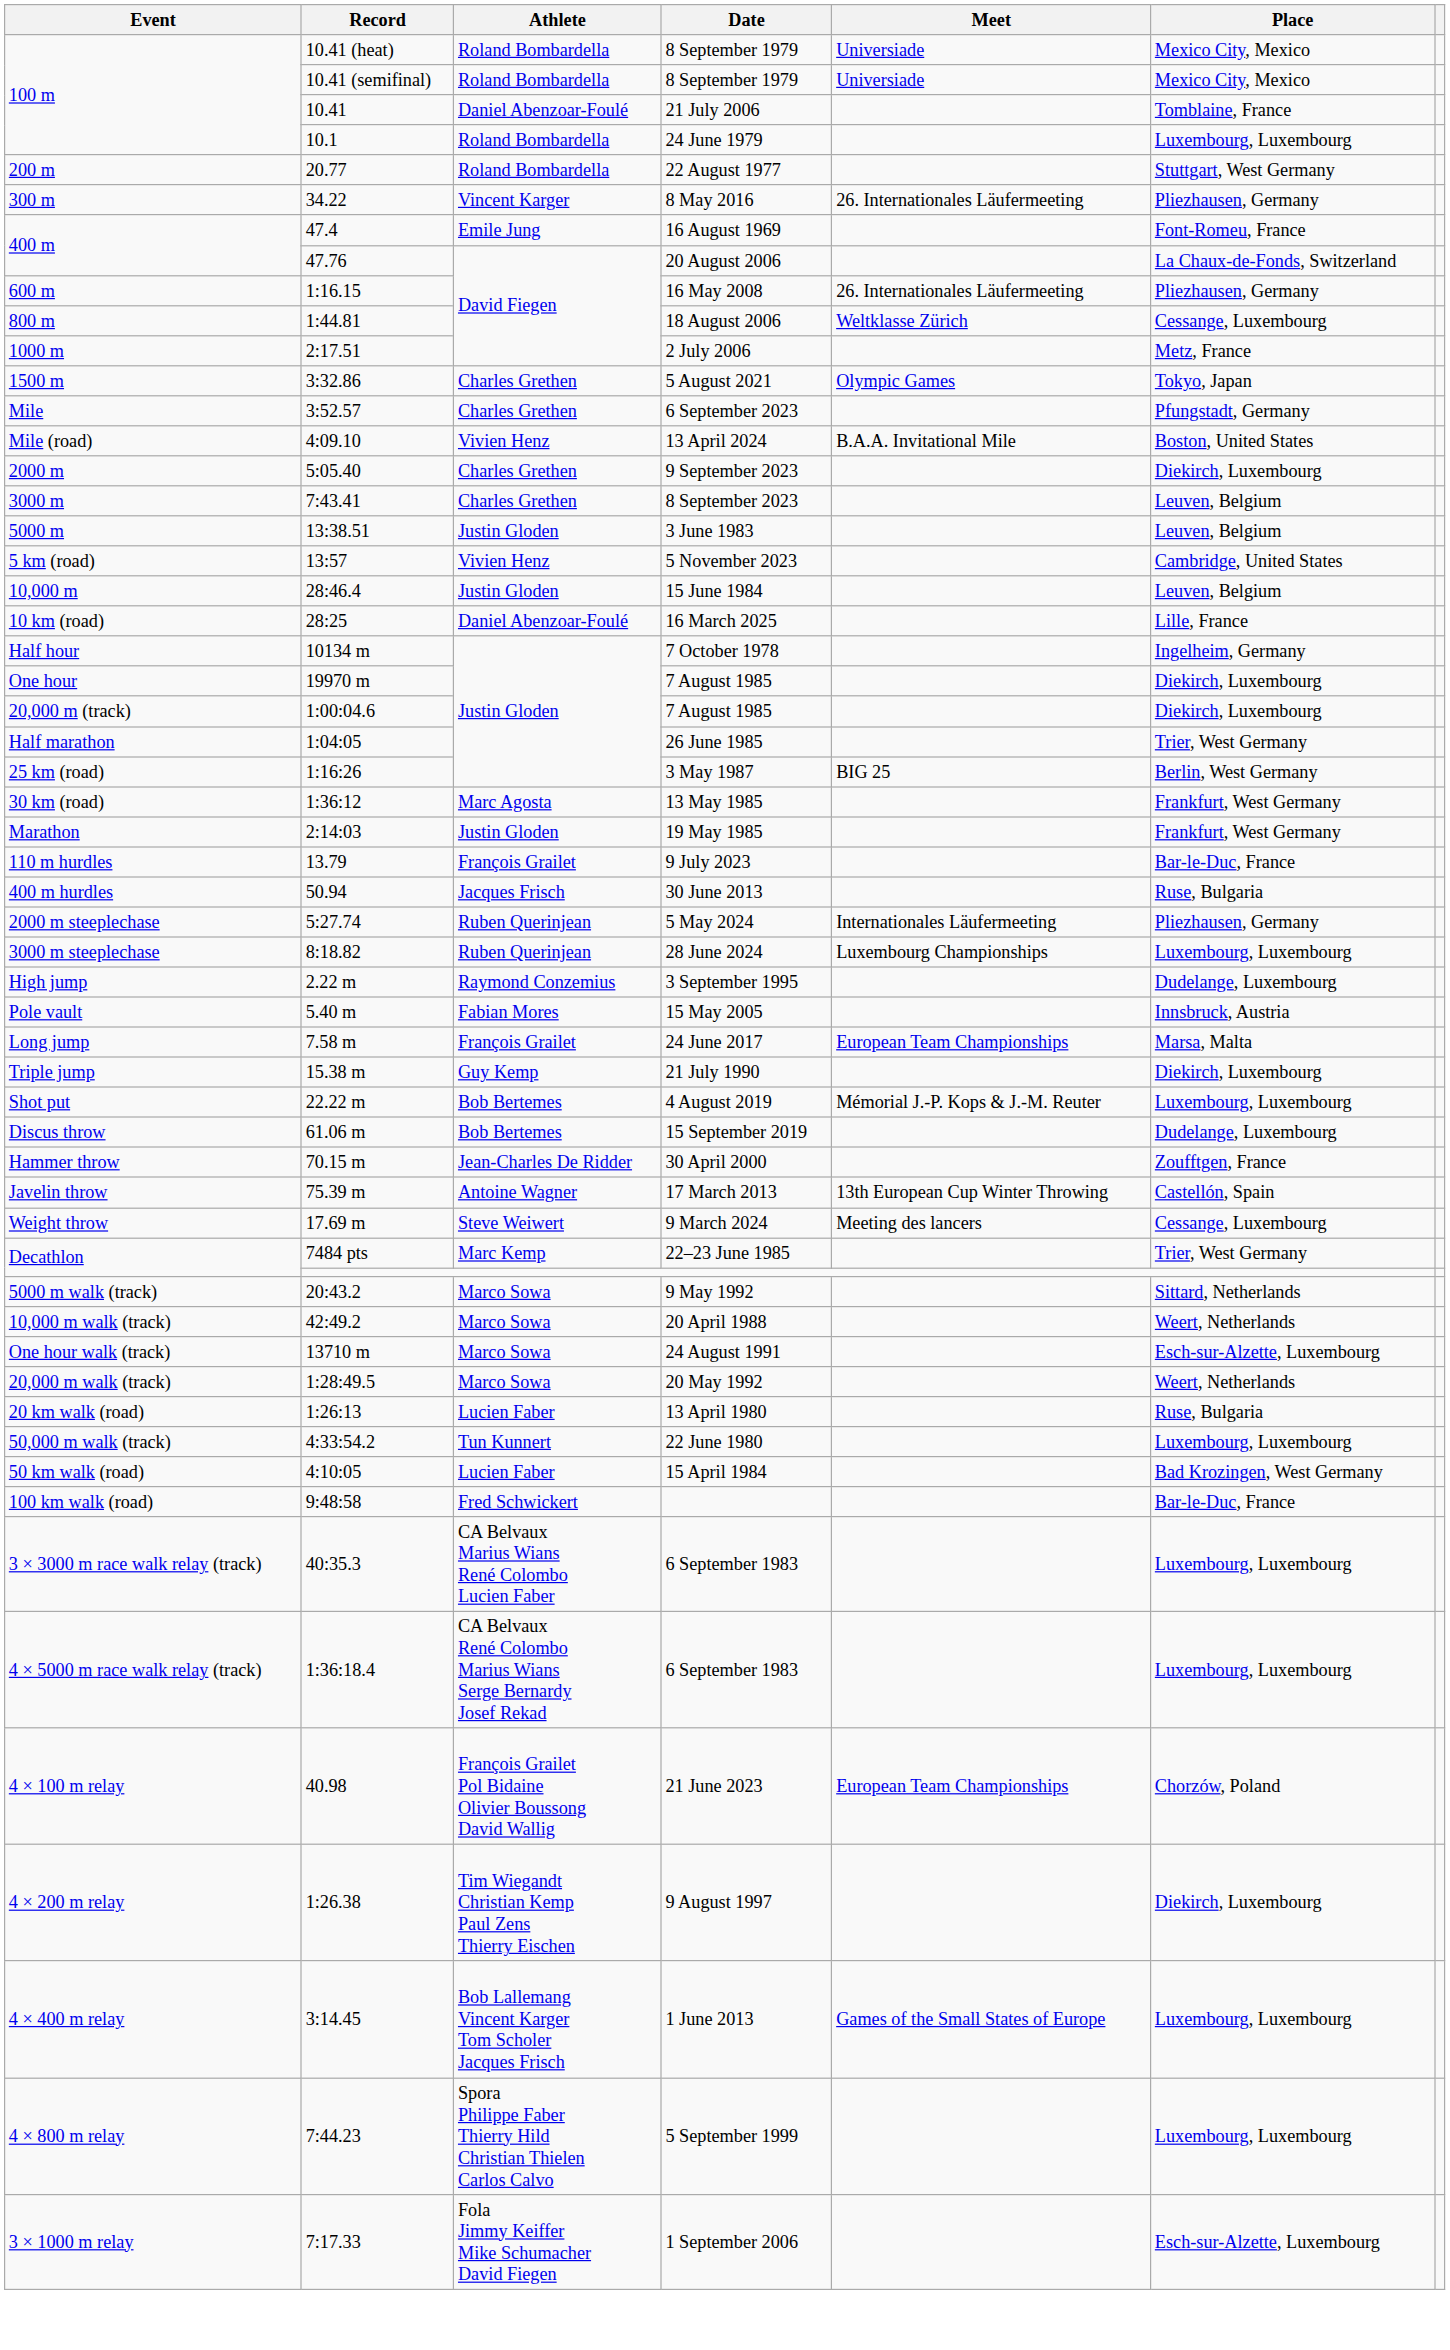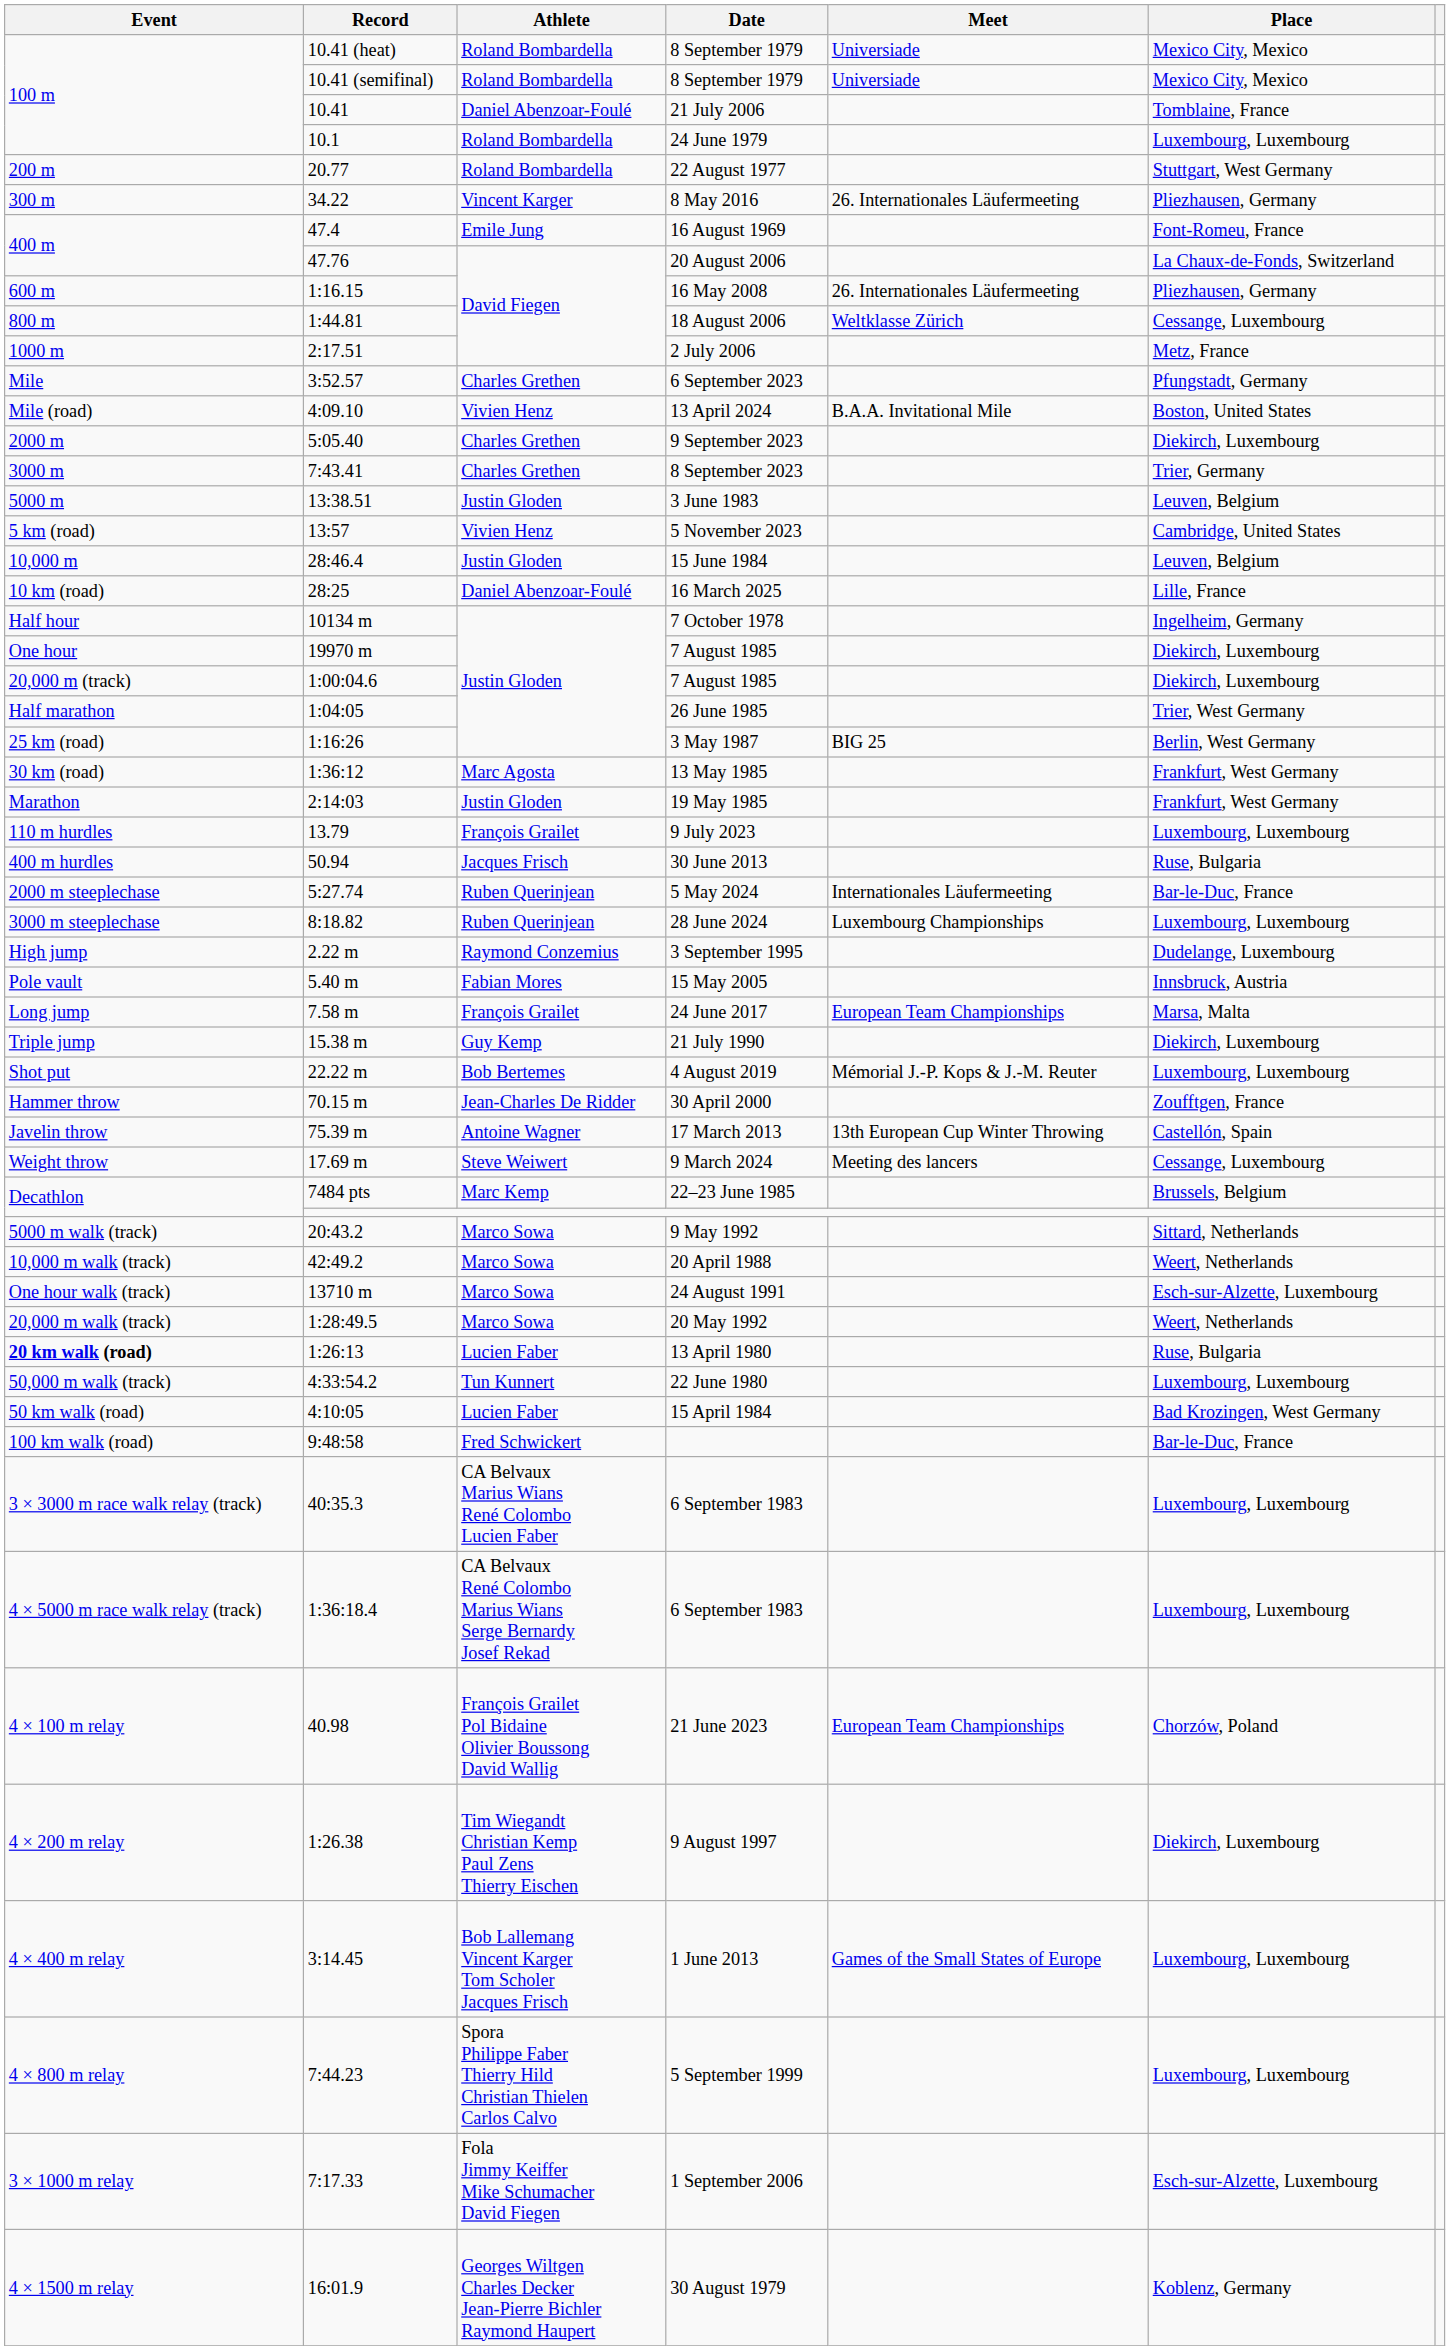- row: (333, 380)
(1218, 500) Leuven, Belgium -> (1209, 470) Trier, Germany
(1225, 861) Bar-le-Duc, France -> (1251, 831) Luxembourg, Luxembourg
(1237, 921) Pliezhausen, Germany -> (1223, 891) Bar-le-Duc, France
- row: (336, 1132)
(1231, 1252) Trier, West Germany -> (1220, 1192) Brussels, Belgium
(76, 1411) normal -> (80, 1351) bold
+ row: (335, 2287)
